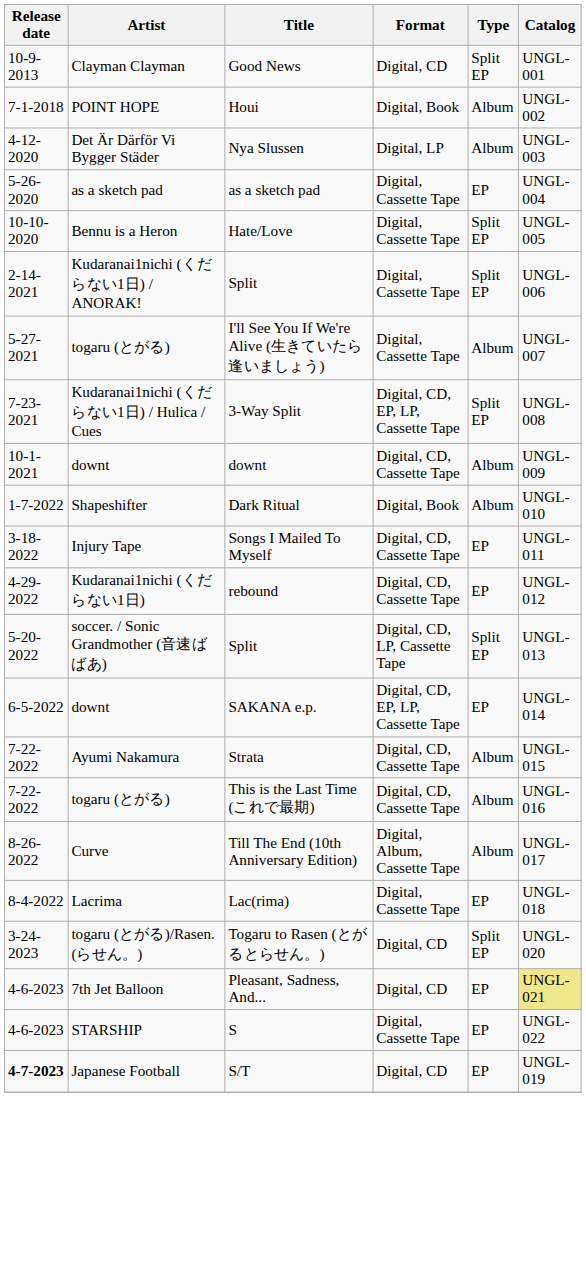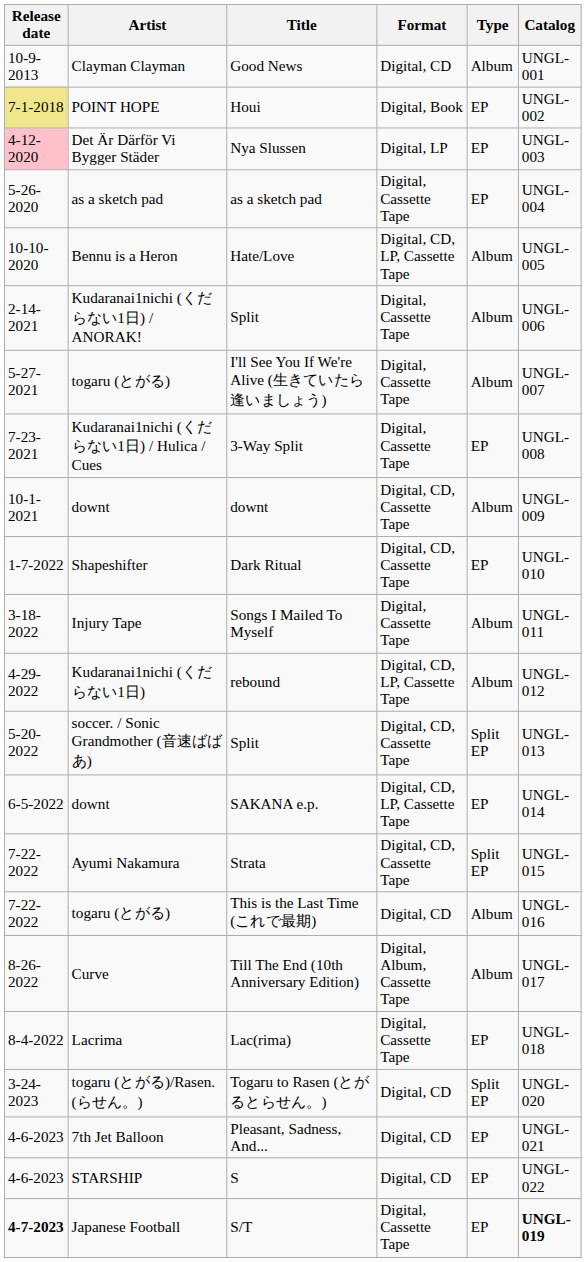(486, 66) Split EP -> (492, 66) Album
(36, 107) no background -> (36, 107) khaki background
(492, 107) Album -> (479, 107) EP
(24, 148) no background -> (24, 148) pink background
(492, 148) Album -> (479, 148) EP
(418, 231) Digital, Cassette Tape -> (418, 256) Digital, CD, LP, Cassette Tape
(486, 231) Split EP -> (492, 256) Album
(486, 283) Split EP -> (492, 317) Album
(418, 411) Digital, CD, EP, LP, Cassette Tape -> (406, 445) Digital, Cassette Tape
(486, 411) Split EP -> (479, 445) EP
(418, 505) Digital, Book -> (418, 565) Digital, CD, Cassette Tape
(492, 505) Album -> (479, 565) EP
(418, 546) Digital, CD, Cassette Tape -> (406, 623) Digital, Cassette Tape
(480, 546) EP -> (492, 623) Album
(418, 590) Digital, CD, Cassette Tape -> (418, 682) Digital, CD, LP, Cassette Tape
(480, 590) EP -> (492, 682) Album
(414, 646) Digital, CD, LP, Cassette Tape -> (418, 743) Digital, CD, Cassette Tape
(418, 707) Digital, CD, EP, LP, Cassette Tape -> (418, 804) Digital, CD, LP, Cassette Tape
(492, 757) Album -> (485, 862) Split EP
(418, 799) Digital, CD, Cassette Tape -> (416, 913) Digital, CD
(546, 988) khaki background -> (545, 1137) no background
(418, 1030) Digital, Cassette Tape -> (416, 1178) Digital, CD
(412, 1071) Digital, CD -> (406, 1228) Digital, Cassette Tape
(546, 1071) normal -> (546, 1228) bold
